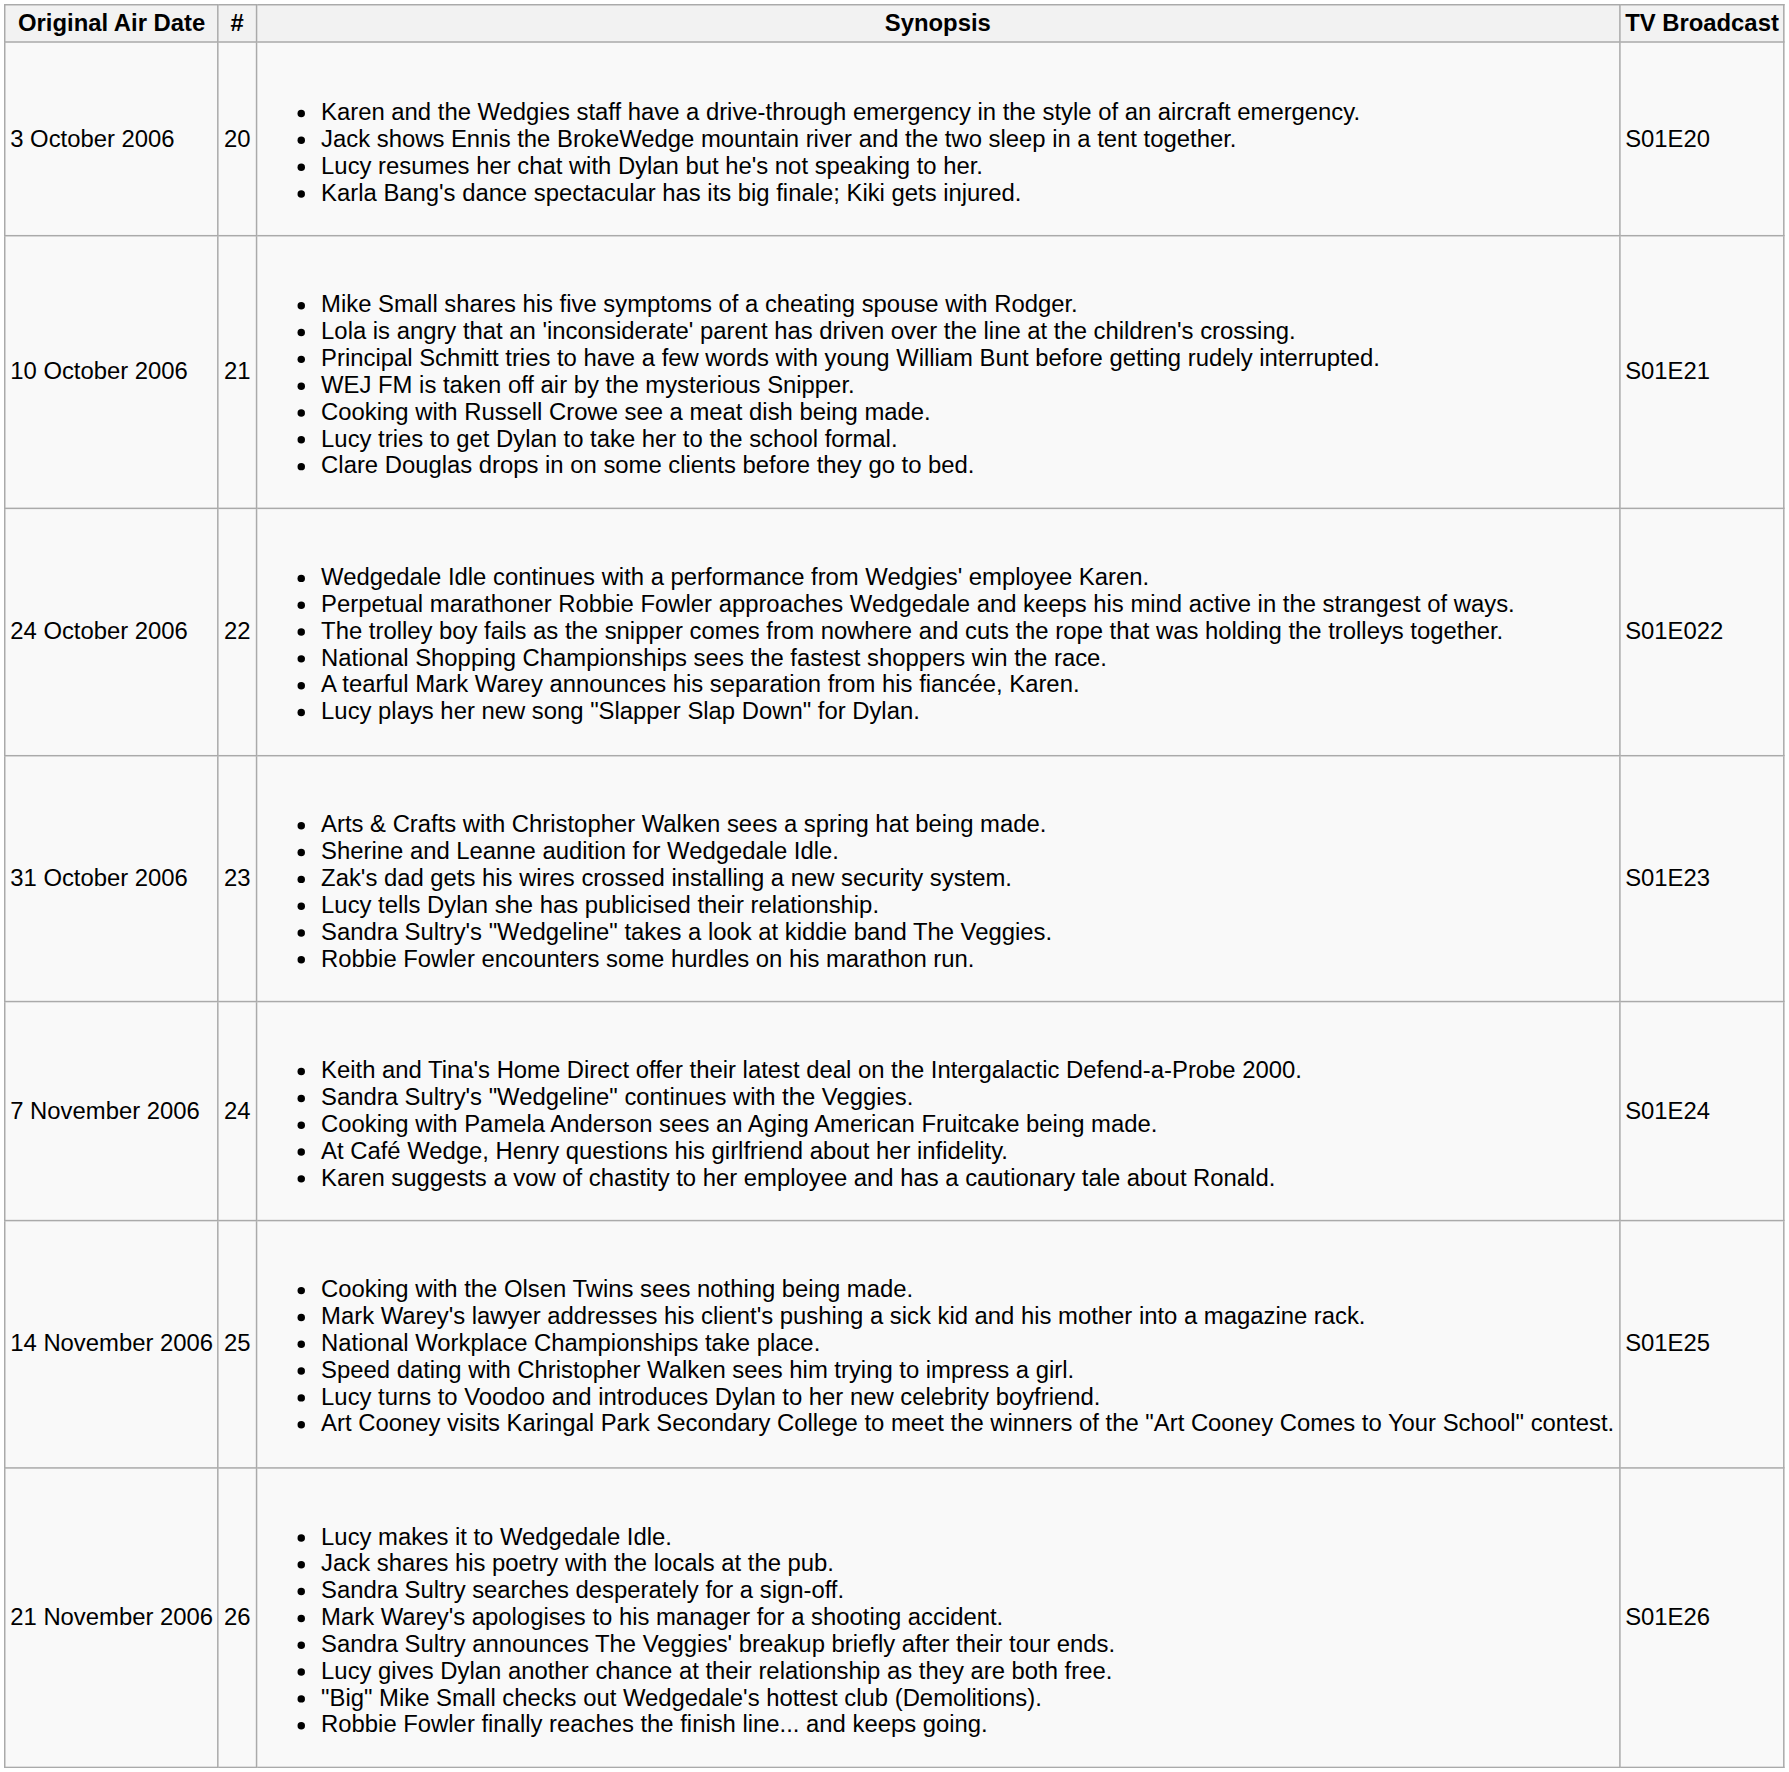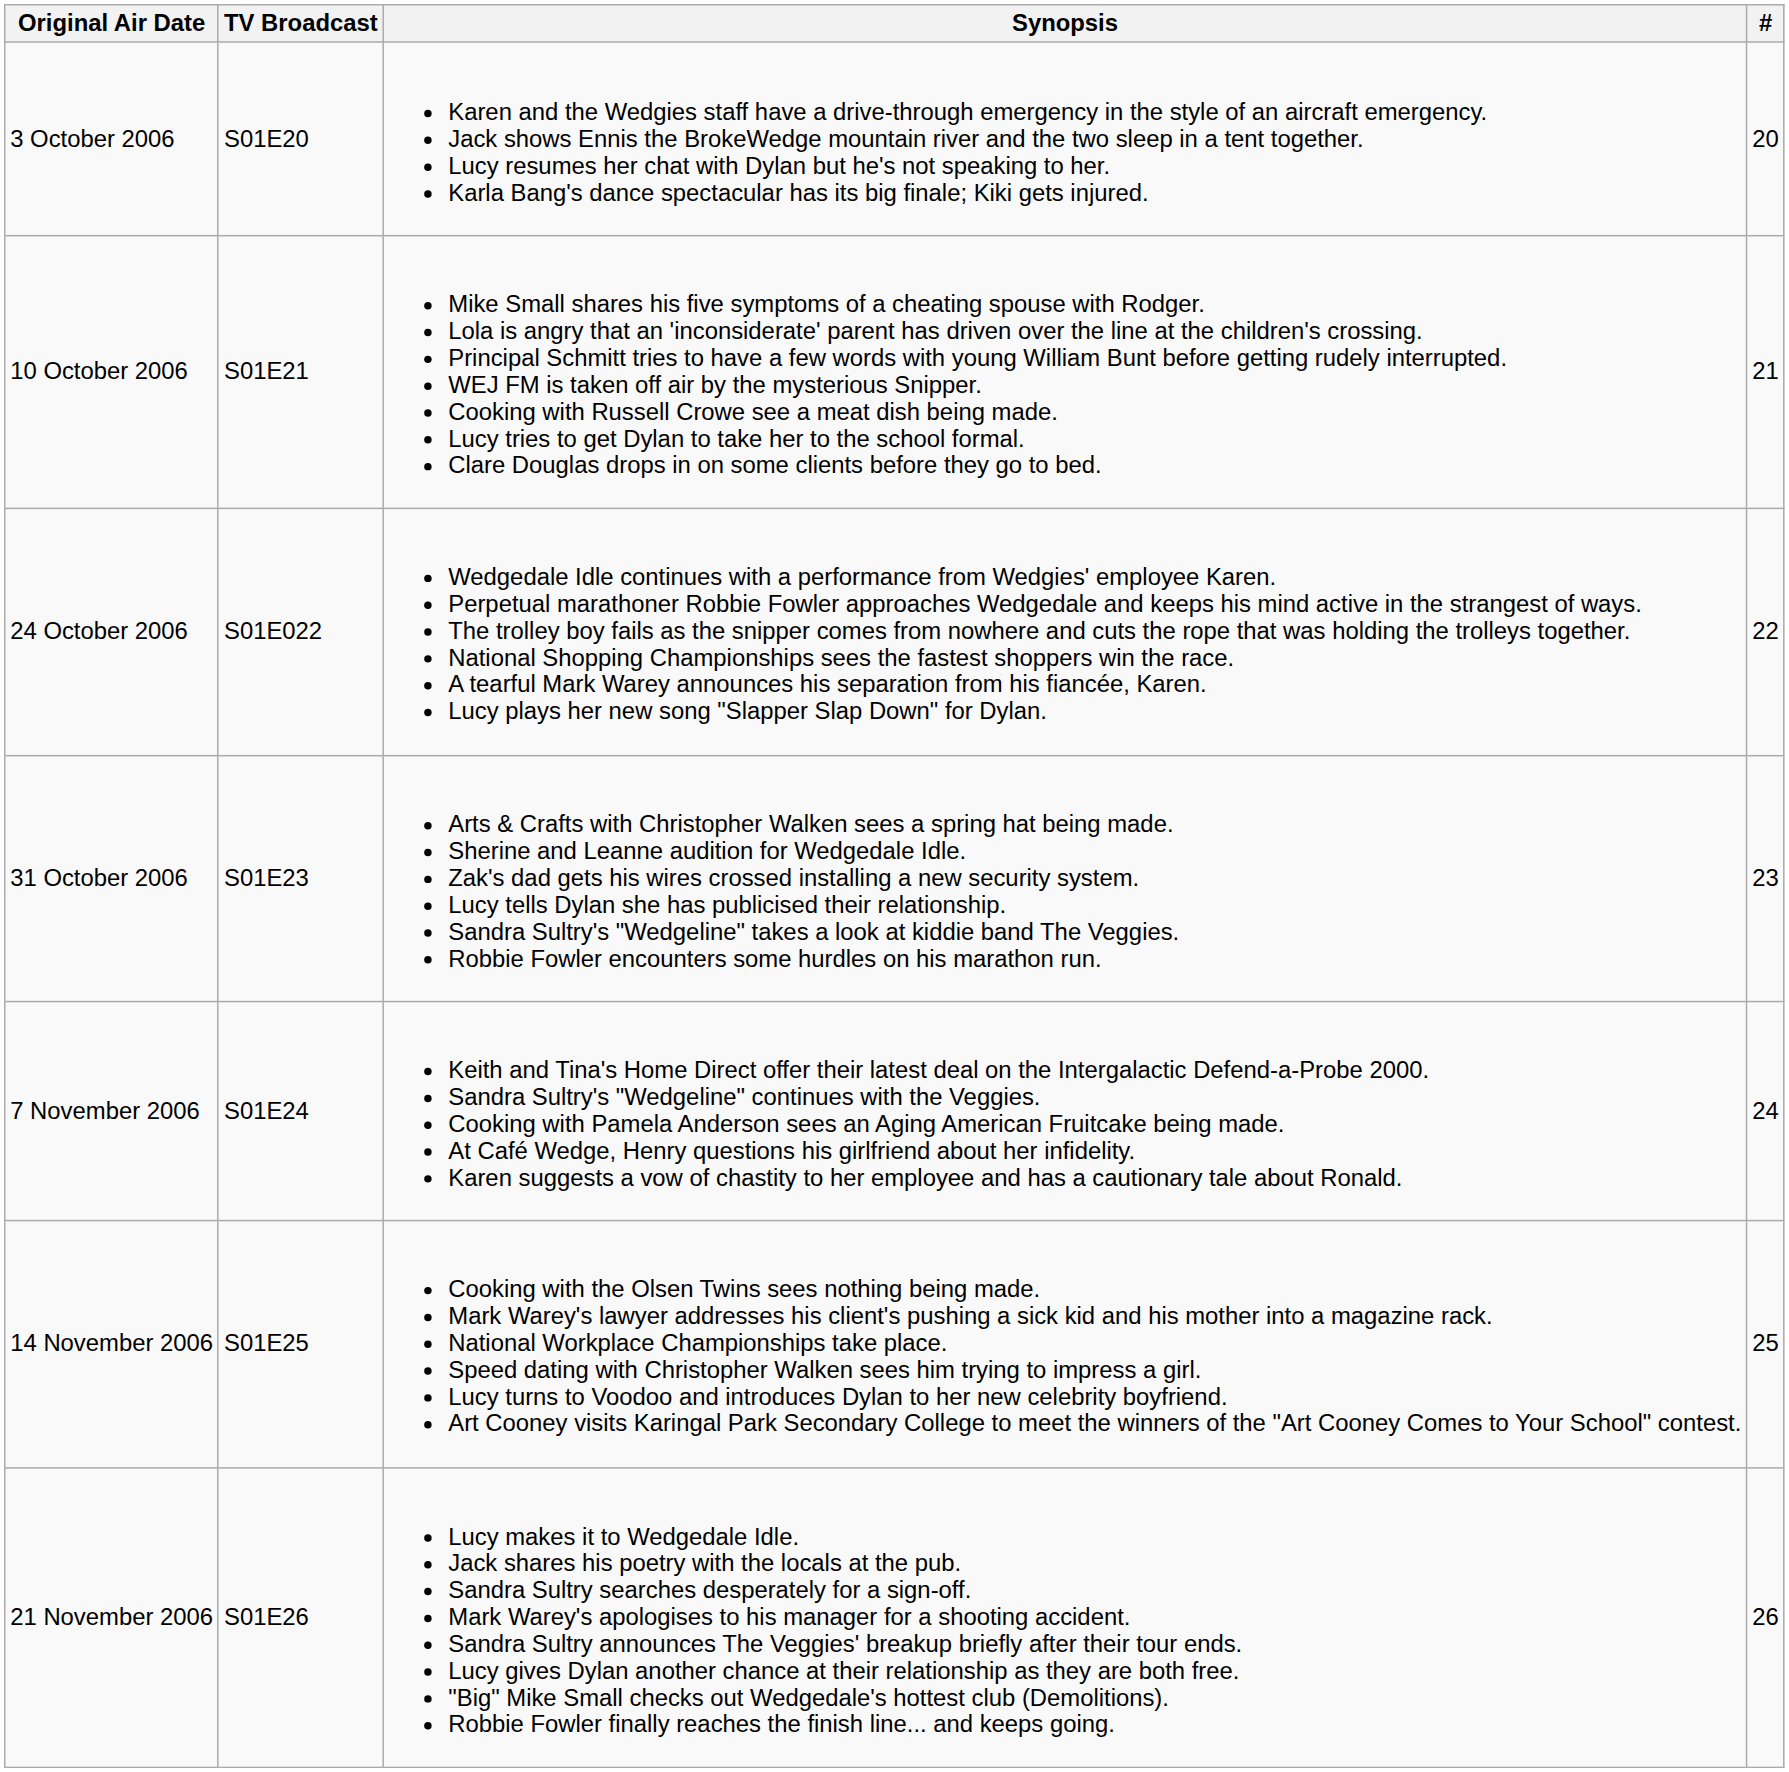columns swapped: (1702, 23) <-> (237, 23)
